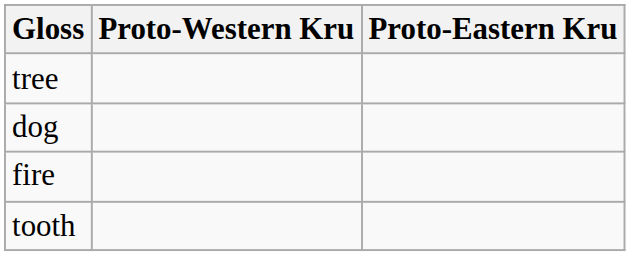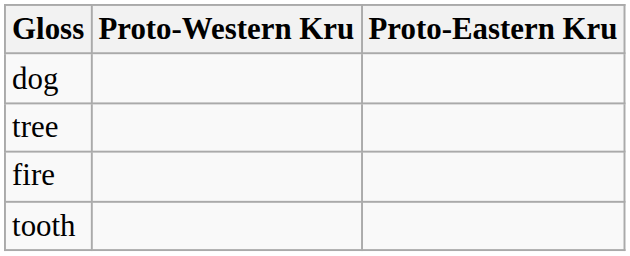rows swapped: (35, 77) <-> (35, 126)
